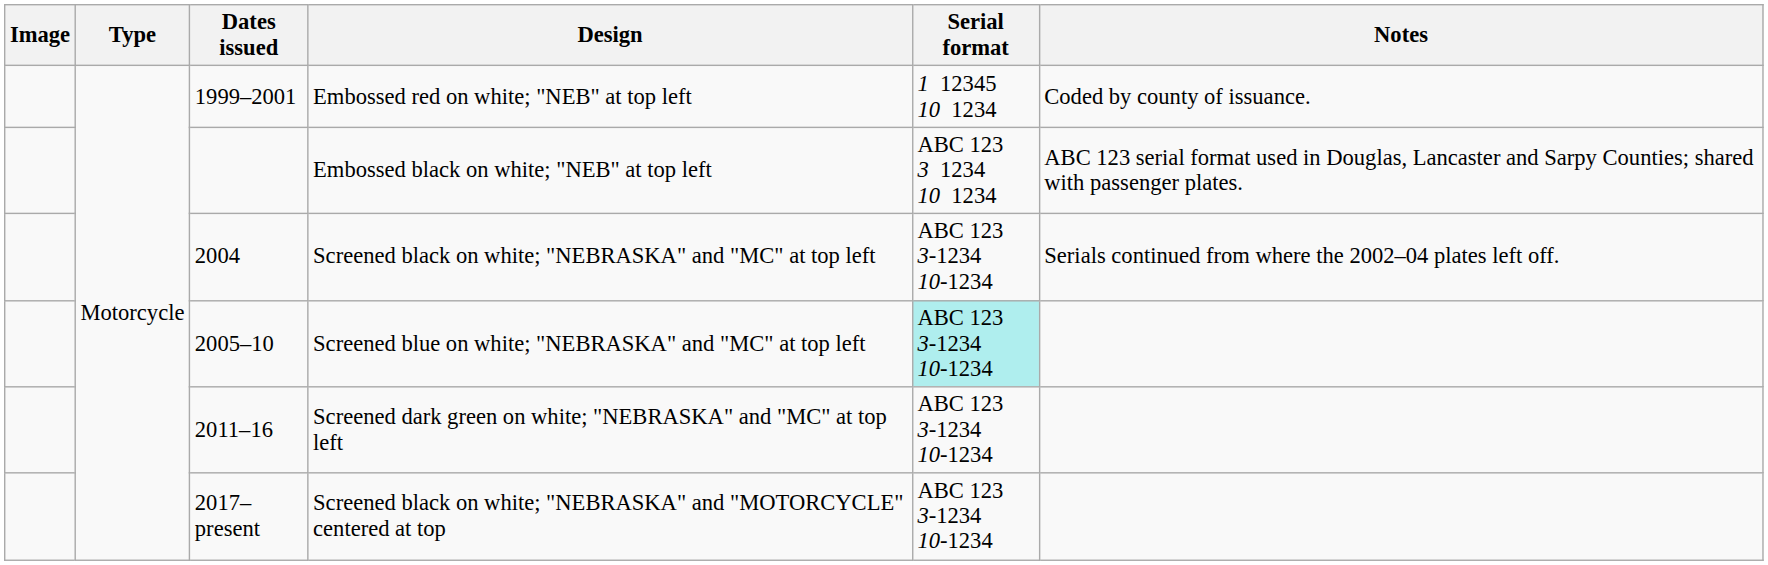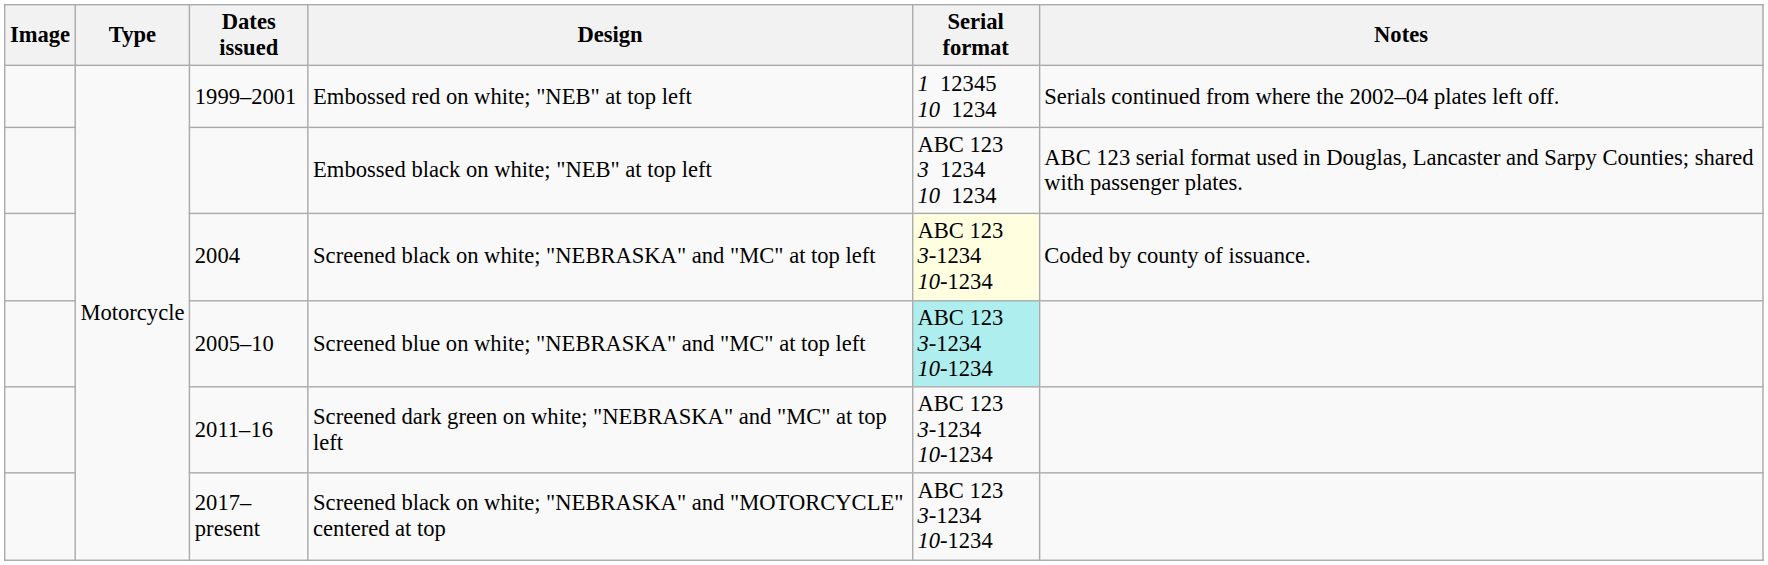(1177, 96) Coded by county of issuance. -> (1302, 96) Serials continued from where the 2002–04 plates left off.
(960, 256) no background -> (960, 256) lightyellow background
(1302, 256) Serials continued from where the 2002–04 plates left off. -> (1177, 256) Coded by county of issuance.
